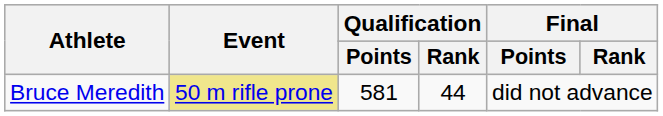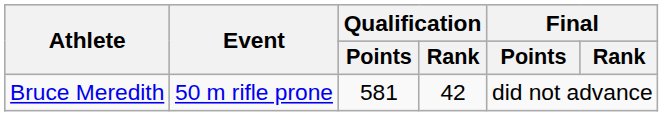(254, 93) khaki background -> (254, 93) no background
(453, 93) 44 -> (453, 93) 42
